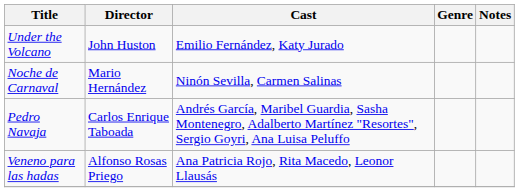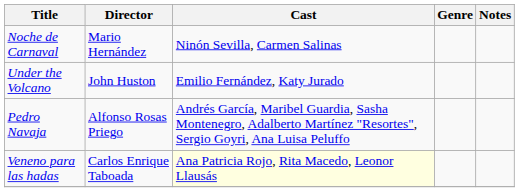rows swapped: (35, 44) <-> (33, 80)
(128, 124) Carlos Enrique Taboada -> (127, 124) Alfonso Rosas Priego
(127, 168) Alfonso Rosas Priego -> (128, 168) Carlos Enrique Taboada
(285, 168) no background -> (285, 168) lightyellow background
